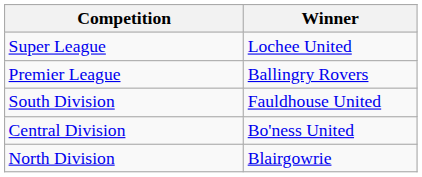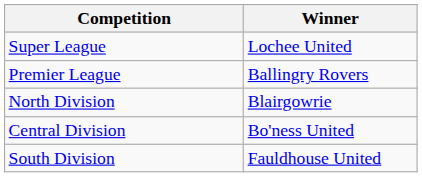rows swapped: (62, 158) <-> (62, 102)
